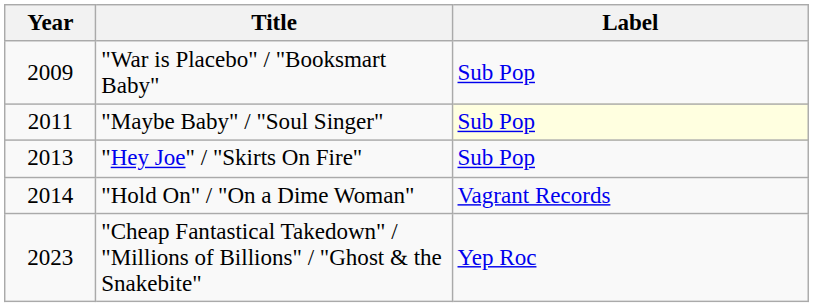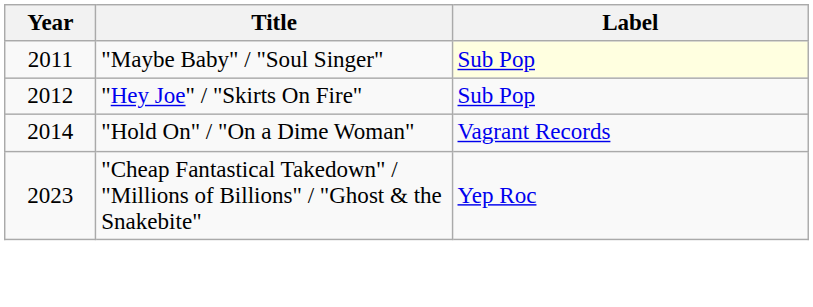- row: (244, 72)
(50, 158) 2013 -> (50, 95) 2012
